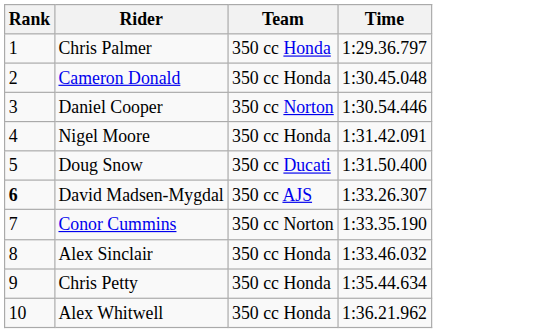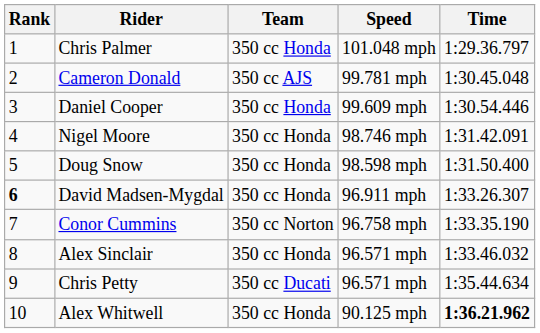+ column: (389, 19)
(281, 77) 350 cc Honda -> (272, 77) 350 cc AJS
(283, 107) 350 cc Norton -> (281, 107) 350 cc Honda
(281, 165) 350 cc Ducati -> (281, 165) 350 cc Honda
(272, 195) 350 cc AJS -> (281, 195) 350 cc Honda
(281, 283) 350 cc Honda -> (281, 283) 350 cc Ducati
(384, 312) normal -> (487, 312) bold
